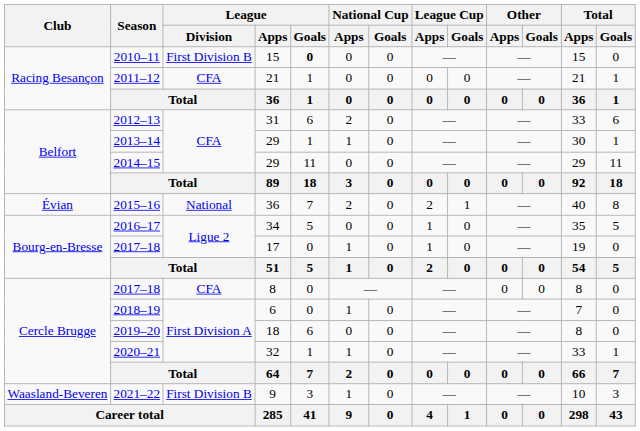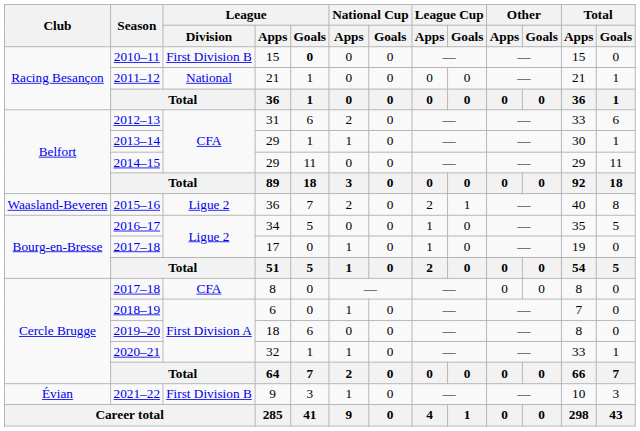(209, 78) CFA -> (209, 78) National
(57, 204) Évian -> (57, 204) Waasland-Beveren
(209, 204) National -> (209, 204) Ligue 2
(57, 394) Waasland-Beveren -> (57, 394) Évian
